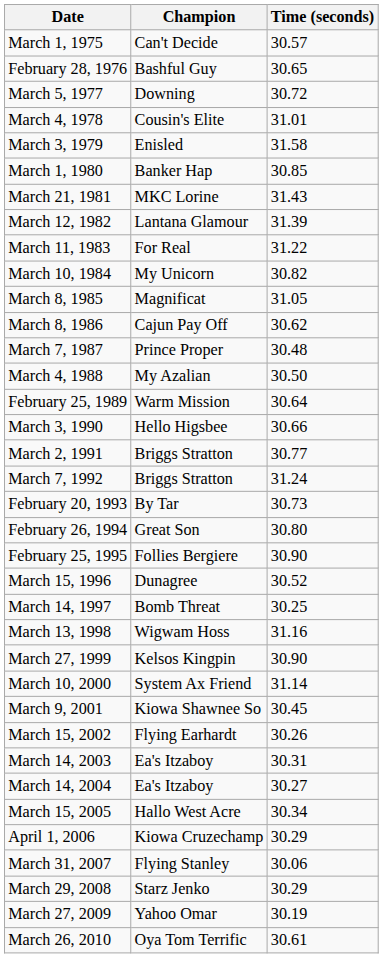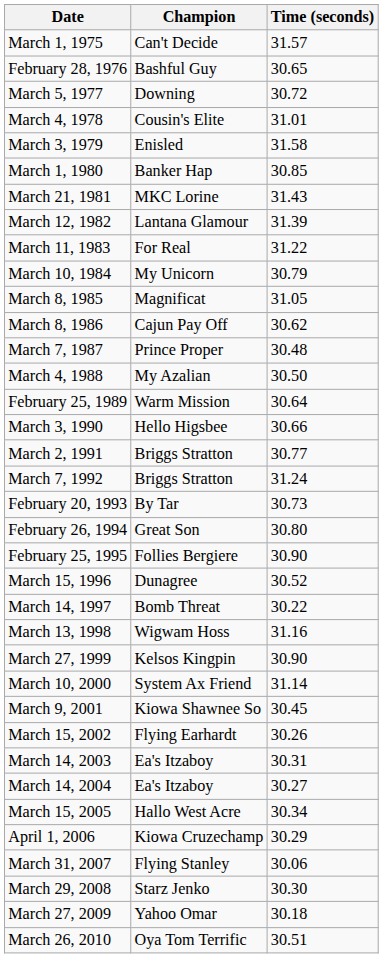(289, 42) 30.57 -> (289, 42) 31.57
(289, 273) 30.82 -> (289, 273) 30.79
(289, 606) 30.25 -> (289, 606) 30.22
(289, 888) 30.29 -> (289, 888) 30.30
(289, 914) 30.19 -> (289, 914) 30.18
(289, 939) 30.61 -> (289, 939) 30.51
